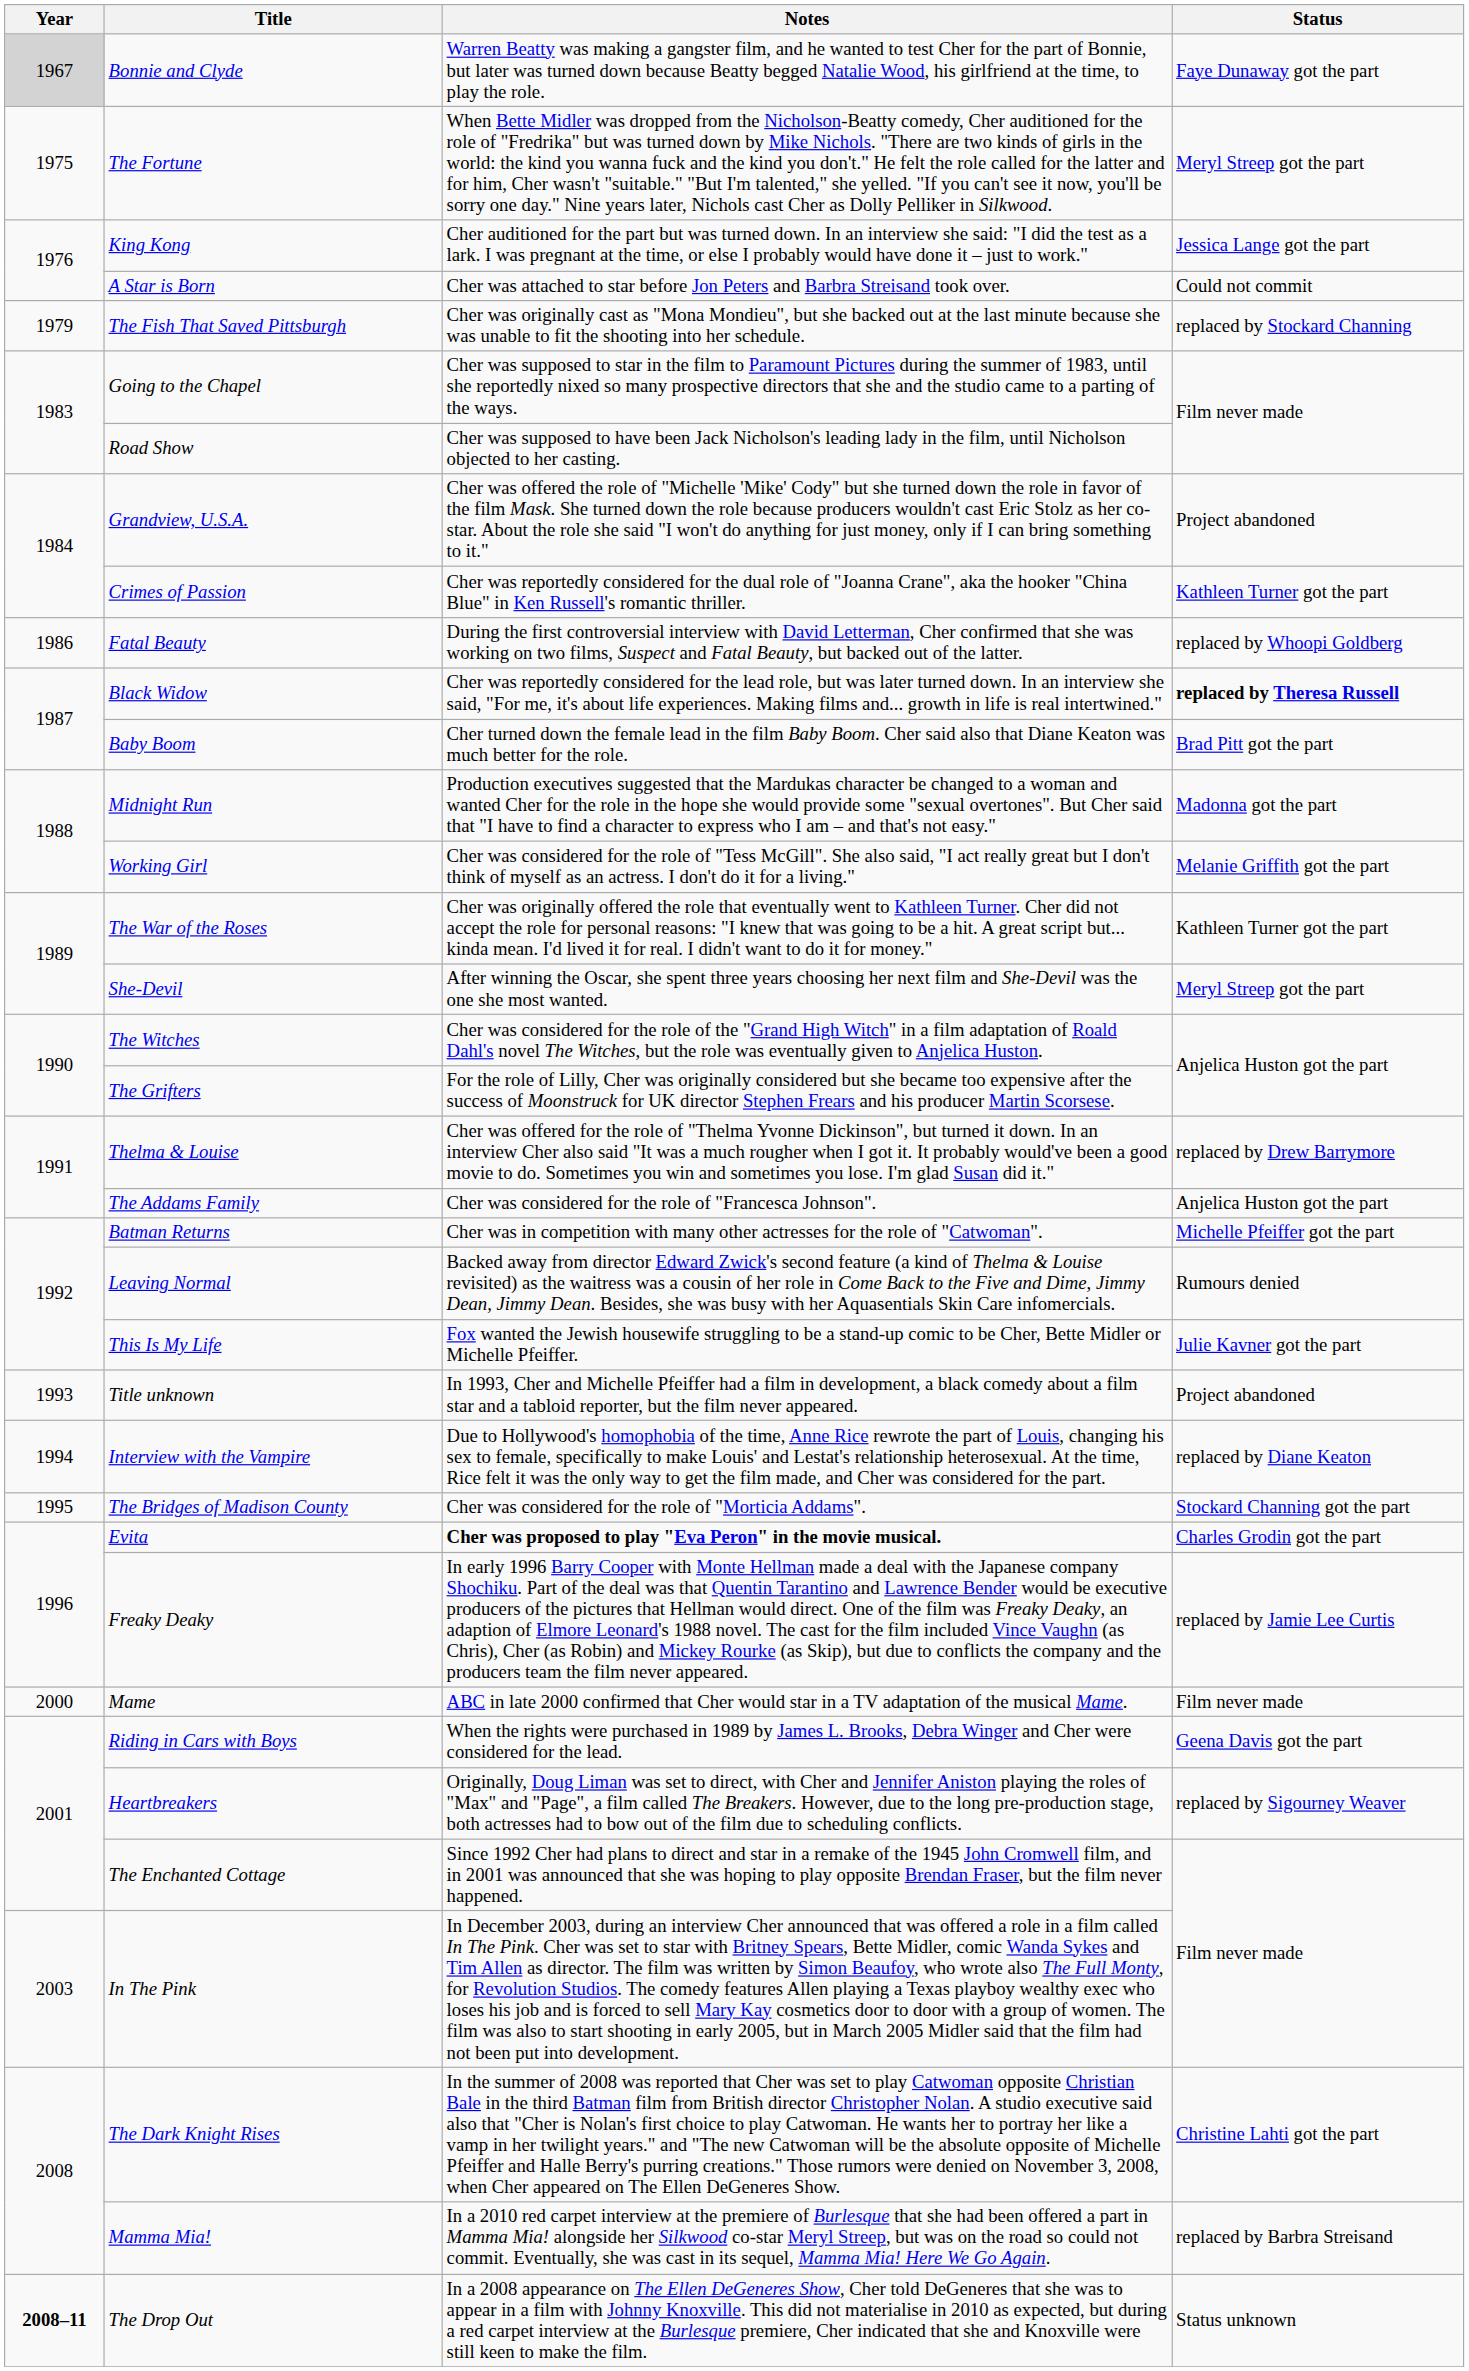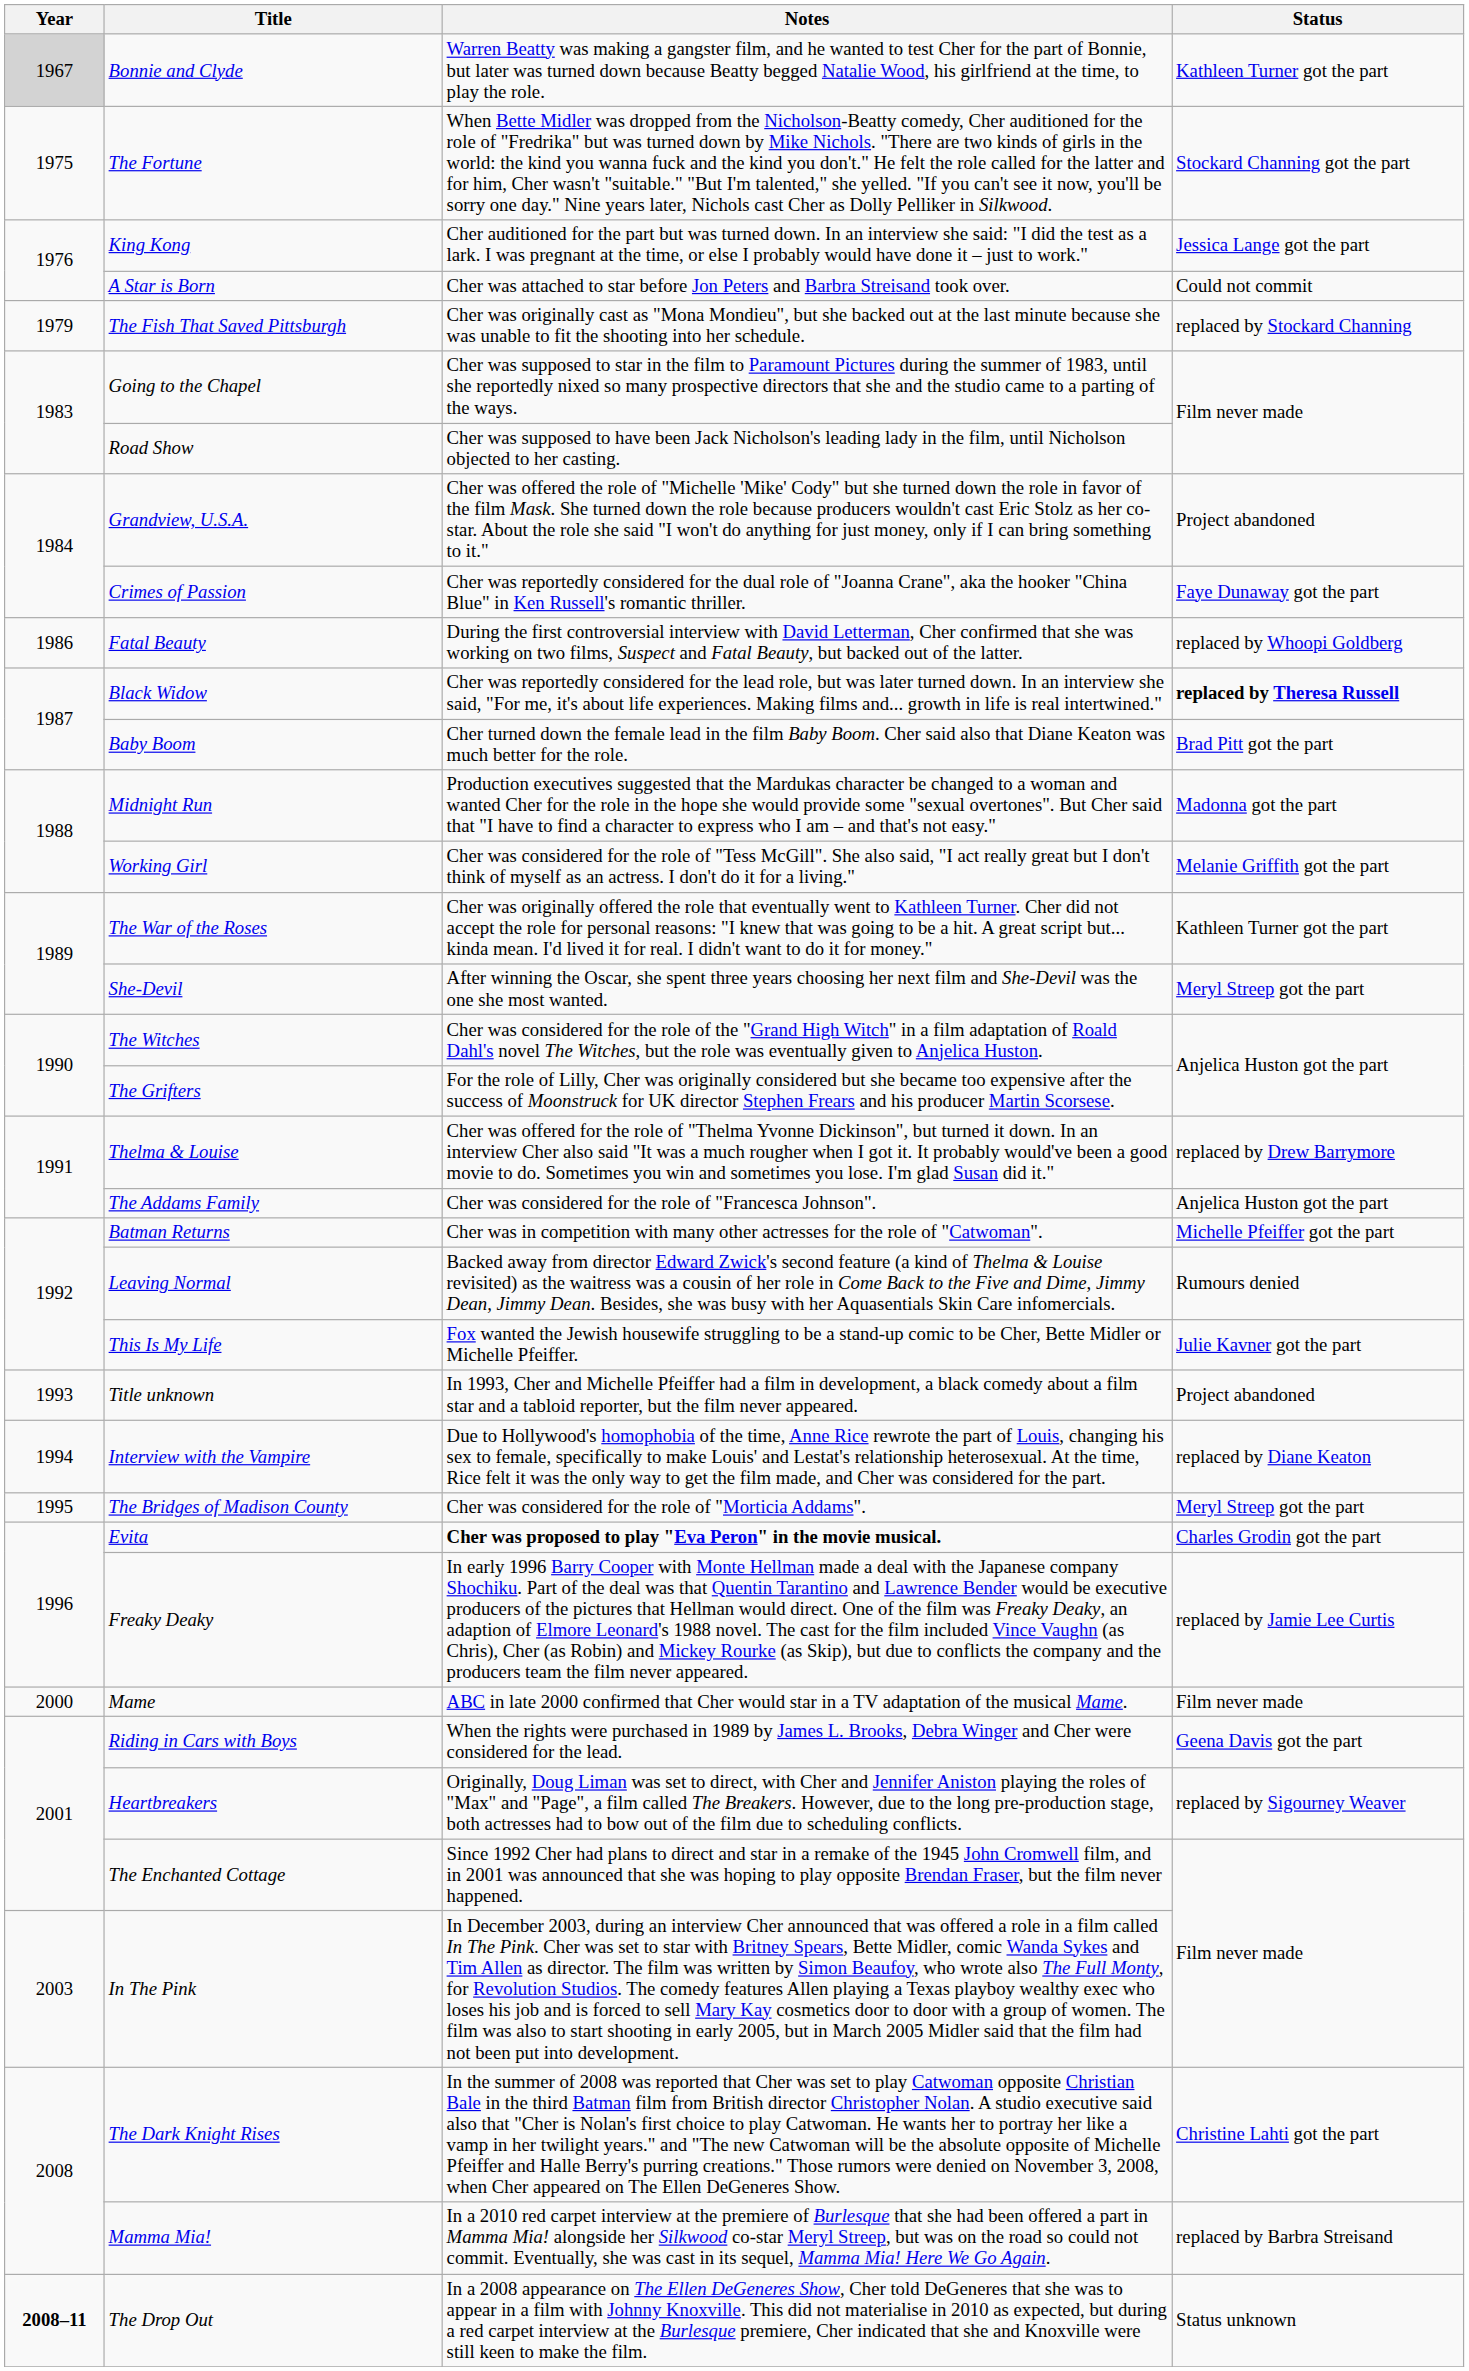(1277, 70) Faye Dunaway got the part -> (1282, 70) Kathleen Turner got the part
(1270, 162) Meryl Streep got the part -> (1293, 162) Stockard Channing got the part
(1282, 591) Kathleen Turner got the part -> (1277, 591) Faye Dunaway got the part
(1293, 1507) Stockard Channing got the part -> (1270, 1507) Meryl Streep got the part
